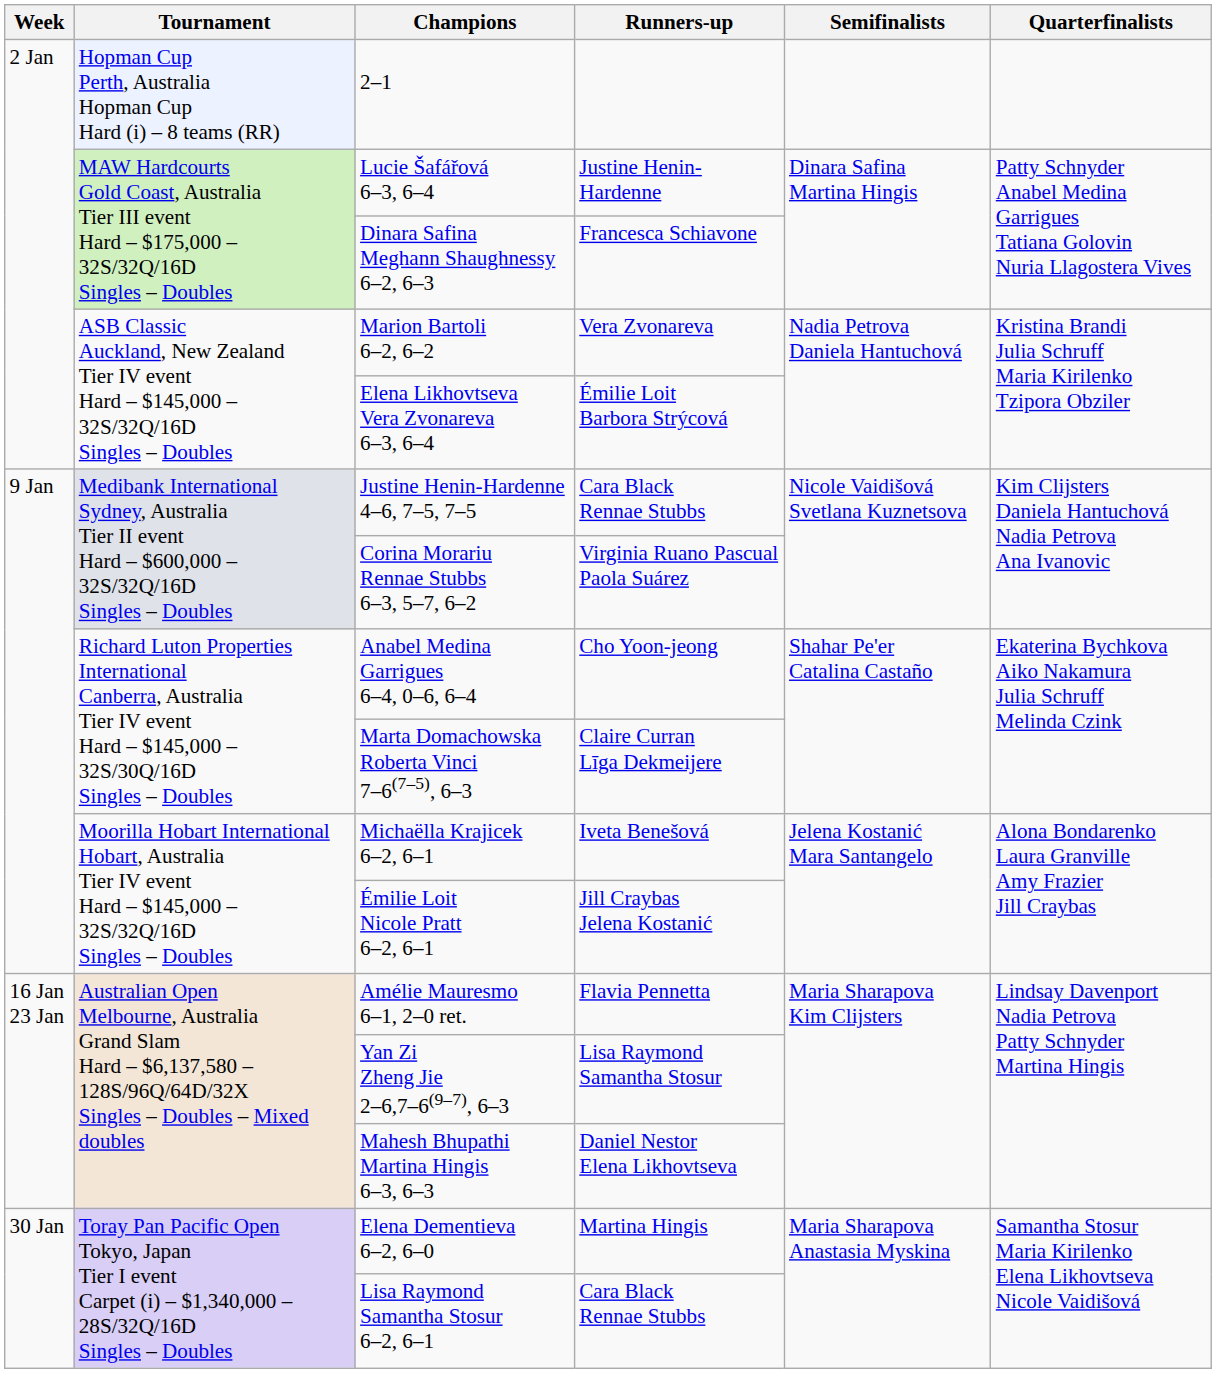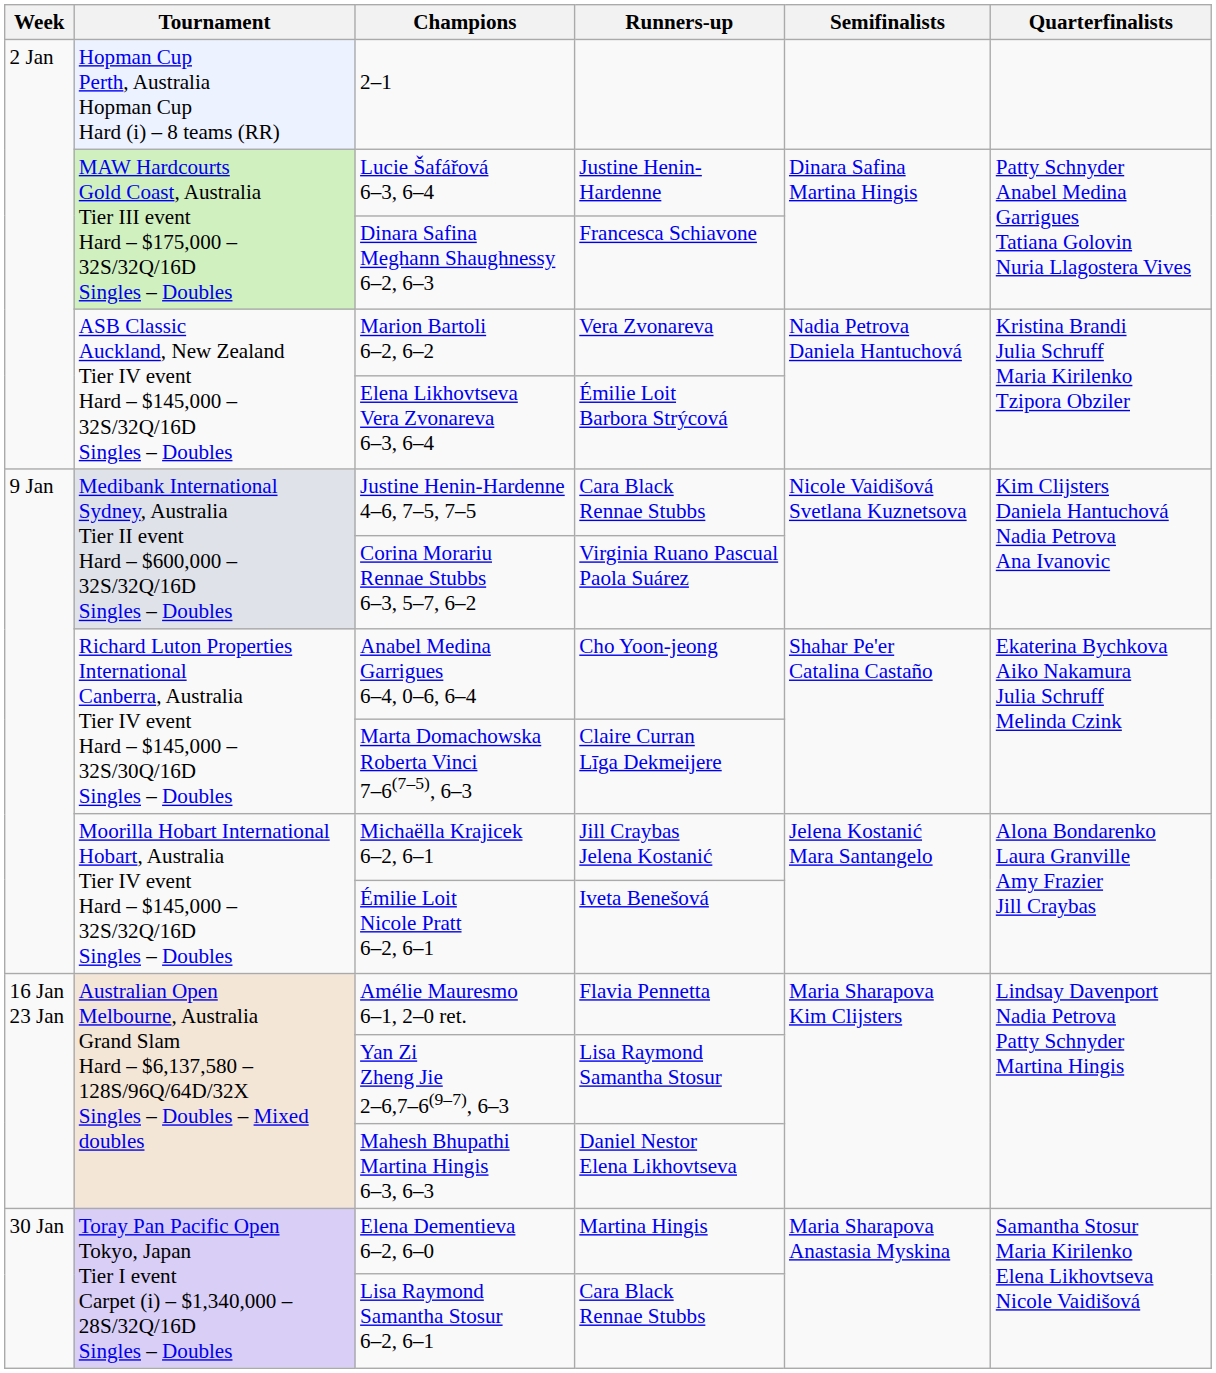(644, 831) Iveta Benešová -> (646, 844) Jill Craybas Jelena Kostanić
(646, 910) Jill Craybas Jelena Kostanić -> (644, 897) Iveta Benešová
